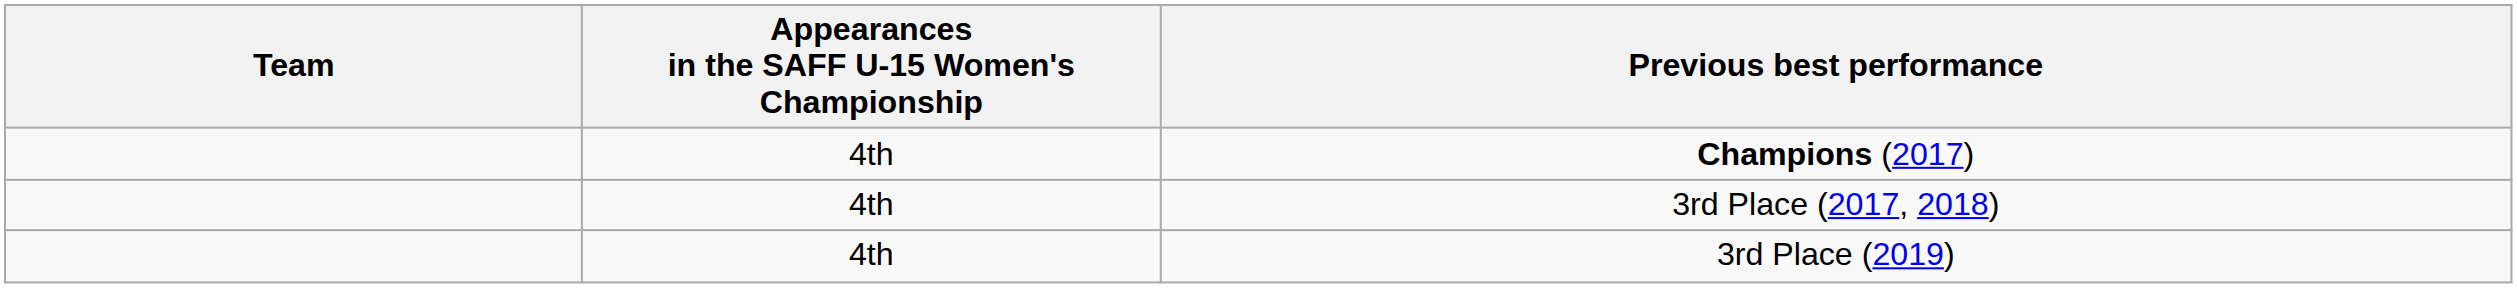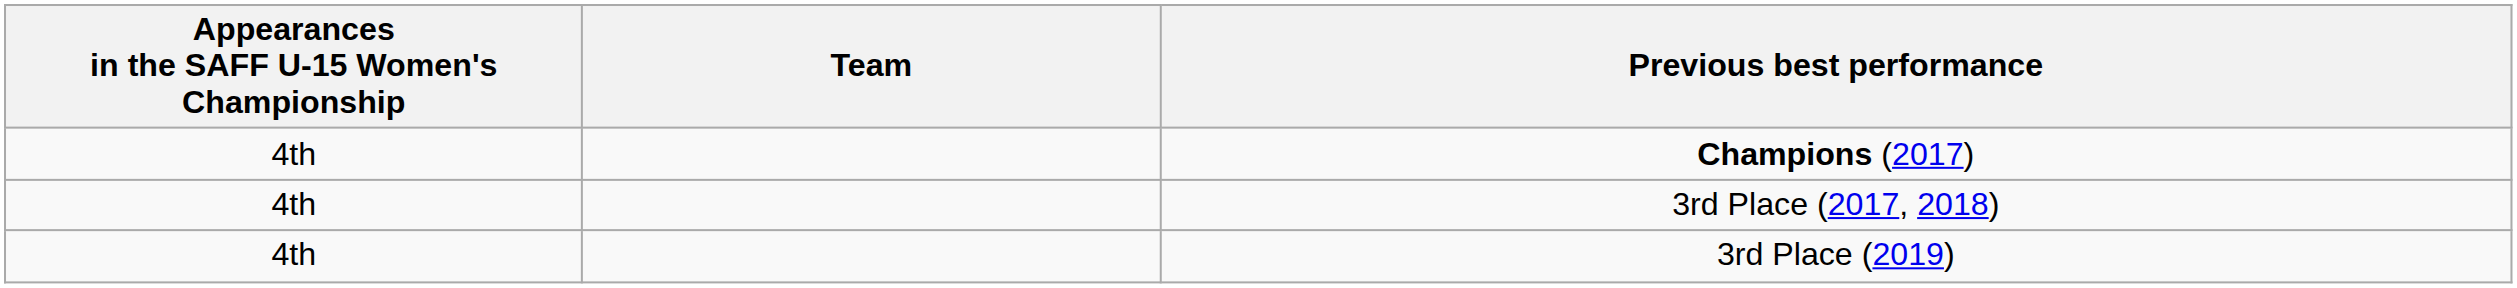columns swapped: (294, 66) <-> (871, 66)
